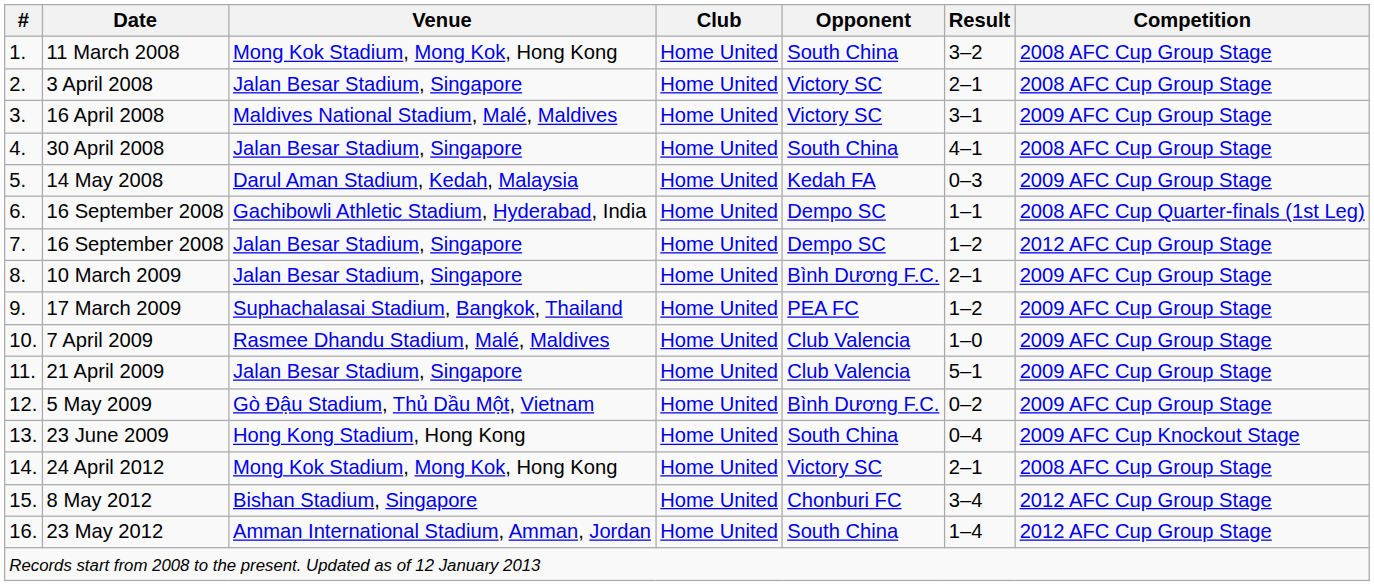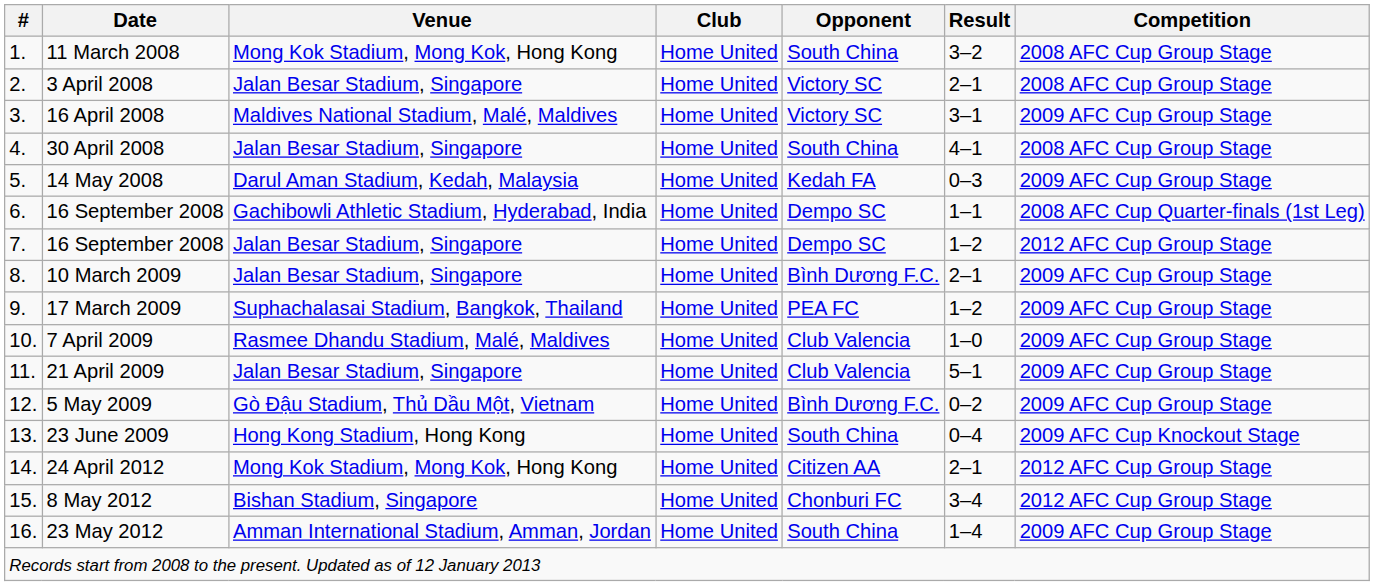(835, 468) Victory SC -> (834, 468) Citizen AA
(1146, 468) 2008 AFC Cup Group Stage -> (1146, 468) 2012 AFC Cup Group Stage
(1146, 532) 2012 AFC Cup Group Stage -> (1146, 532) 2009 AFC Cup Group Stage
